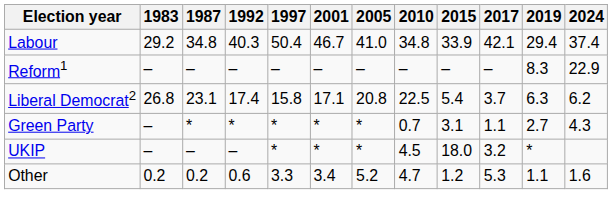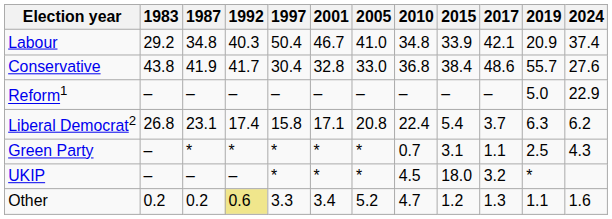(542, 42) 29.4 -> (542, 42) 20.9
+ row: (54, 67)
(537, 69) 8.3 -> (537, 94) 5.0
(414, 98) 22.5 -> (414, 123) 22.4
(537, 126) 2.7 -> (537, 151) 2.5
(239, 176) no background -> (239, 201) khaki background
(495, 176) 5.3 -> (495, 201) 1.3
